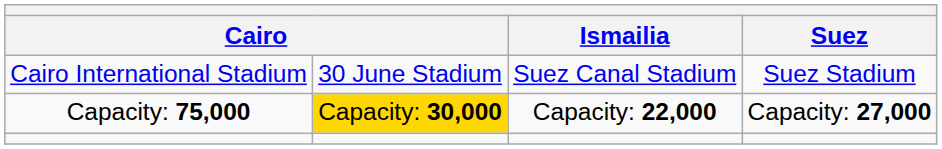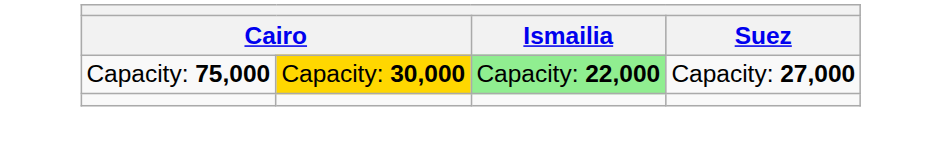- row: (159, 74)
(625, 112) no background -> (568, 74) lightgreen background
